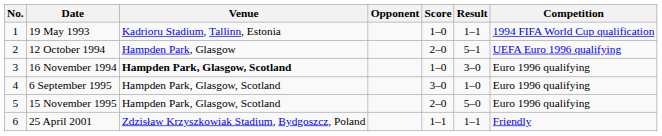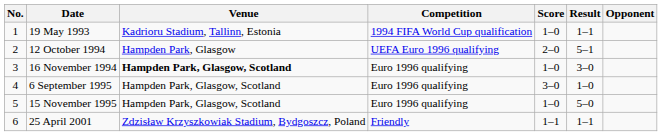columns swapped: (395, 13) <-> (574, 13)
(438, 103) 2–0 -> (551, 103) 1–0
